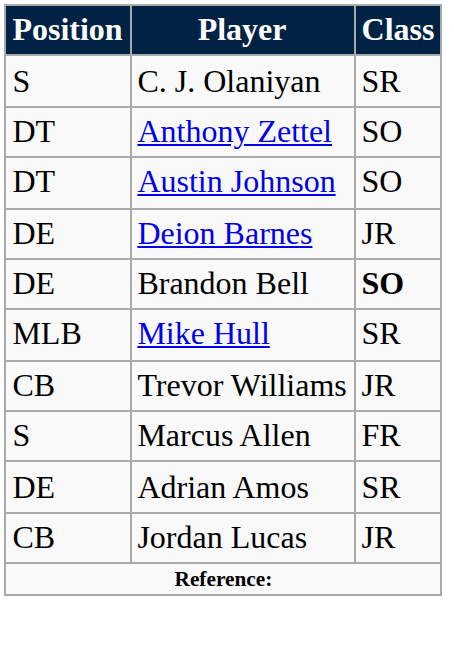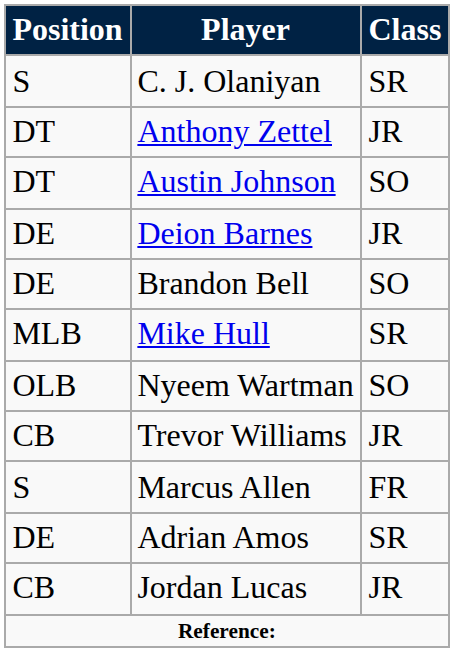(382, 131) SO -> (385, 131) JR
(383, 283) bold -> (389, 283) normal
+ row: (246, 385)
